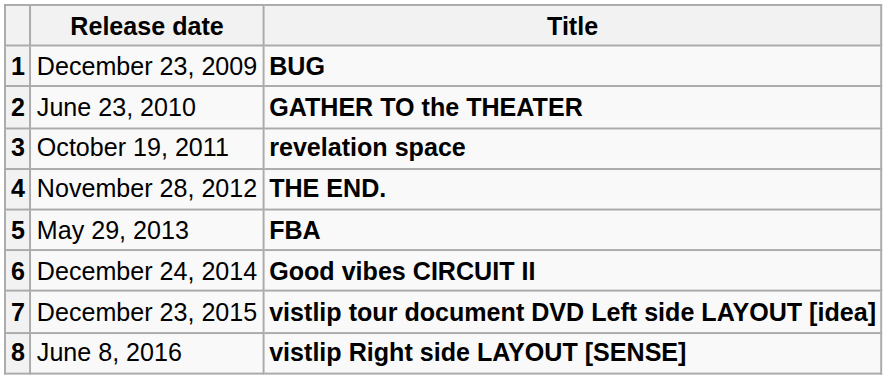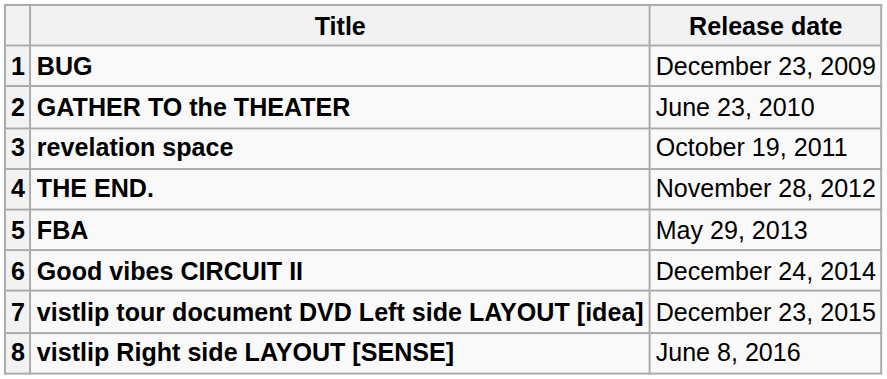columns swapped: (147, 25) <-> (573, 25)
